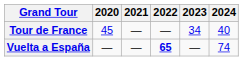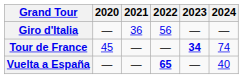+ row: (48, 30)
(195, 30) normal -> (195, 47) bold
(224, 30) 40 -> (224, 47) 74
(224, 47) 74 -> (224, 64) 40
